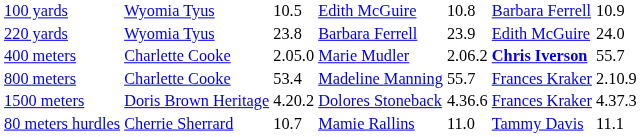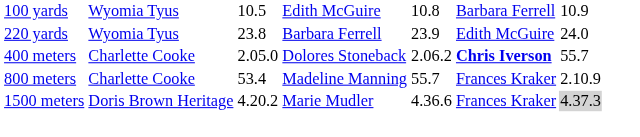(364, 56) Marie Mudler -> (344, 56) Dolores Stoneback
(380, 100) Dolores Stoneback -> (328, 100) Marie Mudler
(616, 100) no background -> (581, 100) lightgrey background
- row: (62, 123)
